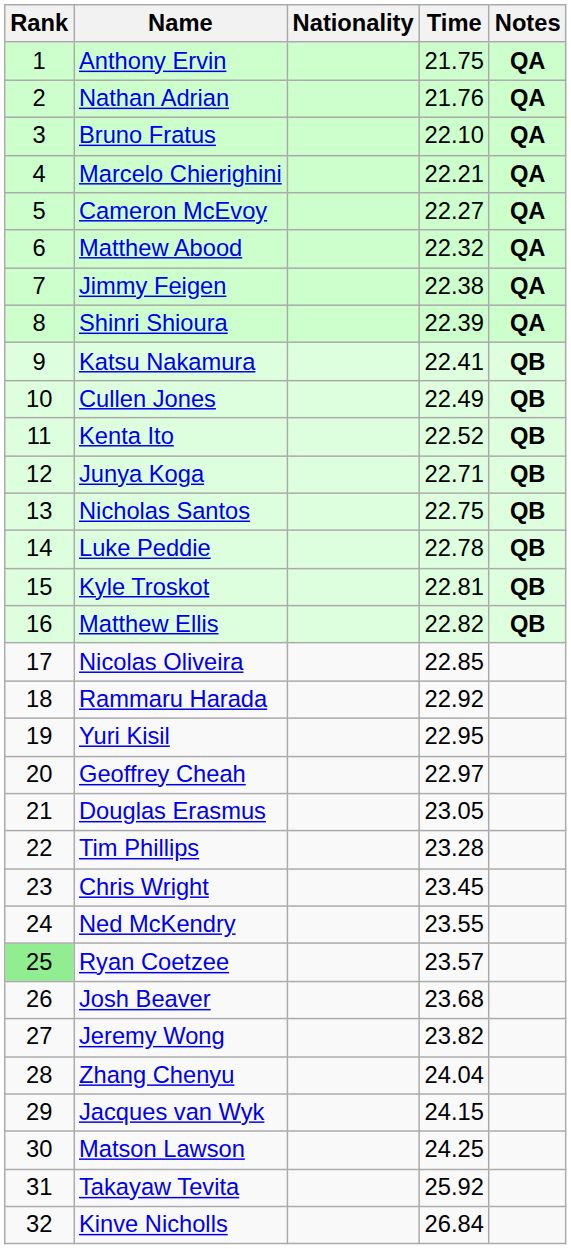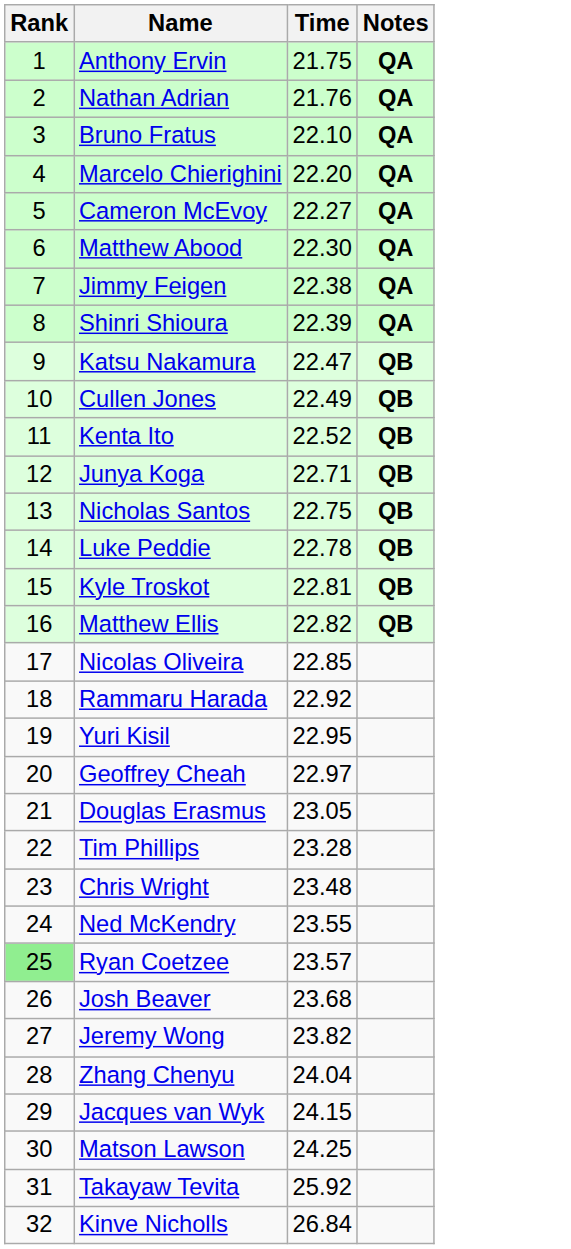- column: (353, 23)
(454, 173) 22.21 -> (322, 173) 22.20
(454, 248) 22.32 -> (322, 248) 22.30
(454, 361) 22.41 -> (322, 361) 22.47
(454, 887) 23.45 -> (322, 887) 23.48
